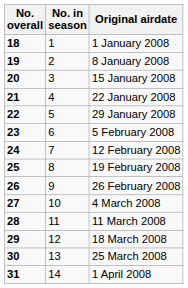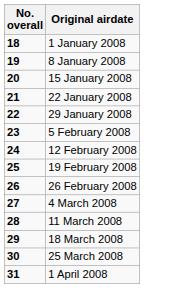- column: (68, 19)
